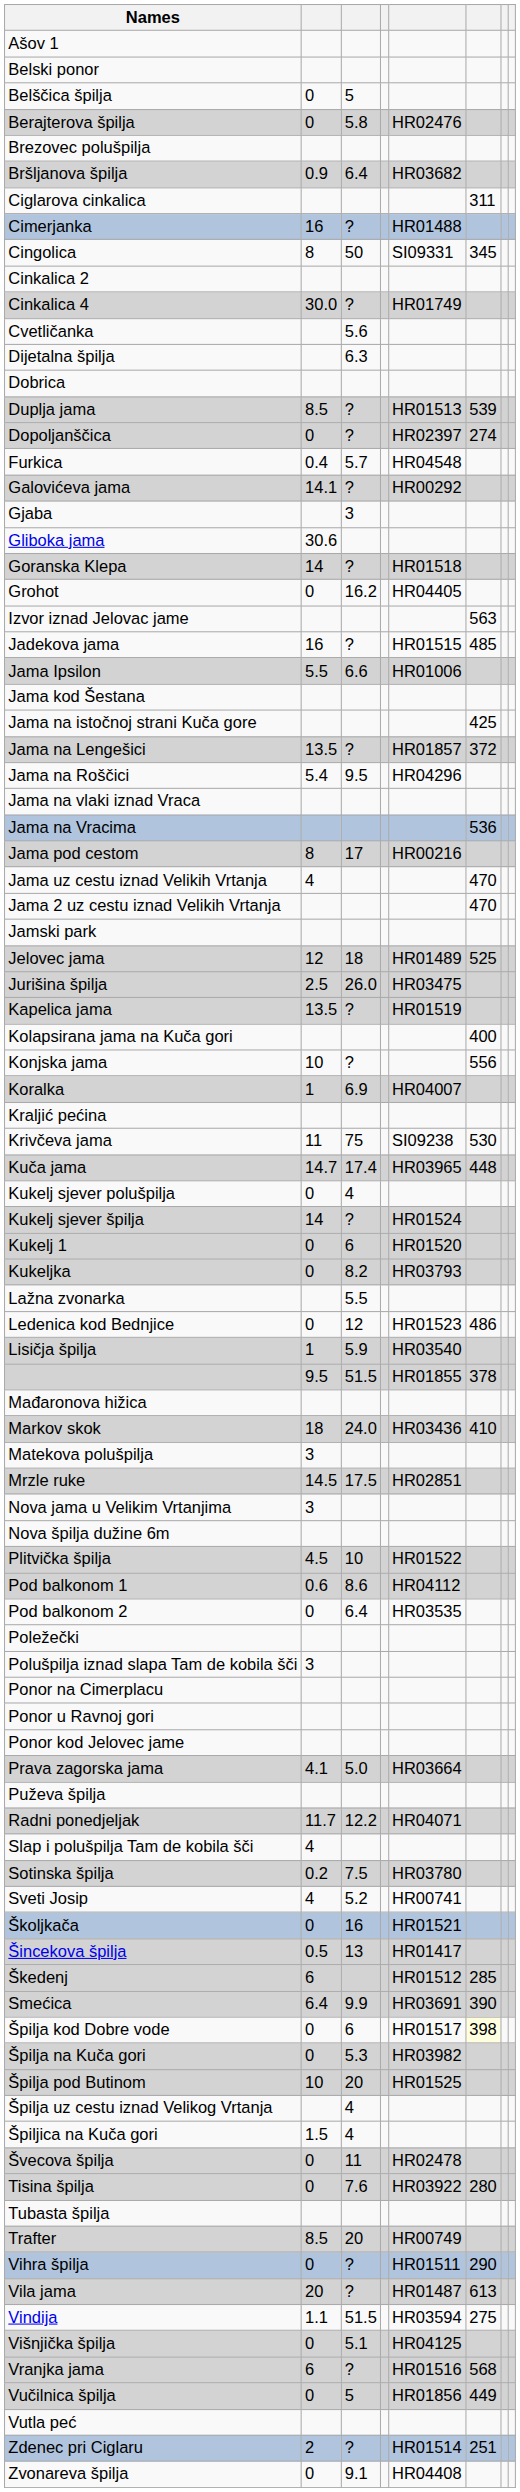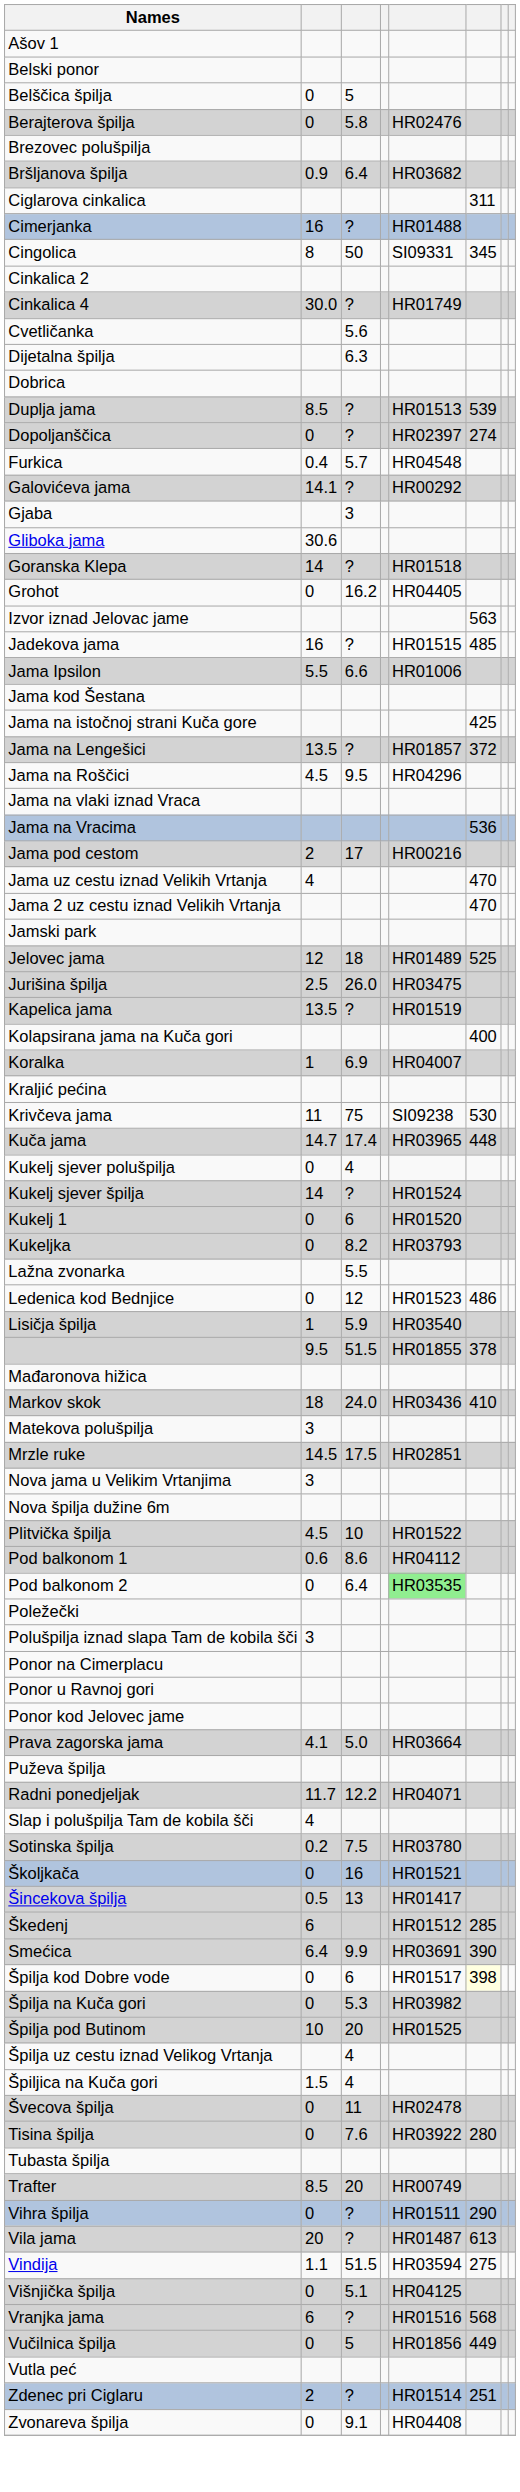(317, 775) 5.4 -> (317, 775) 4.5
(310, 853) 8 -> (310, 853) 2
- row: (58, 1063)
(427, 1611) no background -> (427, 1585) lightgreen background
- row: (48, 1899)
